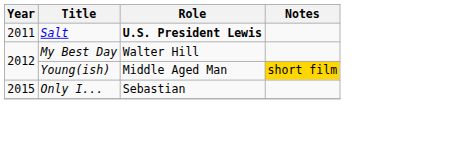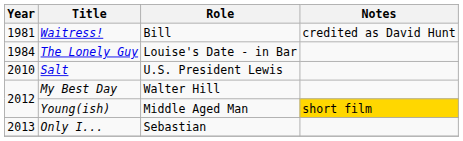+ row: (72, 33)
+ row: (89, 52)
(21, 33) 2011 -> (21, 70) 2010
(192, 33) bold -> (213, 70) normal
(21, 89) 2015 -> (21, 127) 2013
